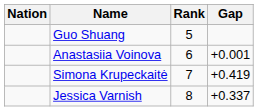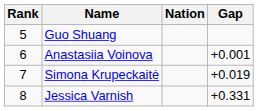columns swapped: (189, 14) <-> (27, 14)
(230, 75) +0.419 -> (230, 75) +0.019
(230, 95) +0.337 -> (230, 95) +0.331
